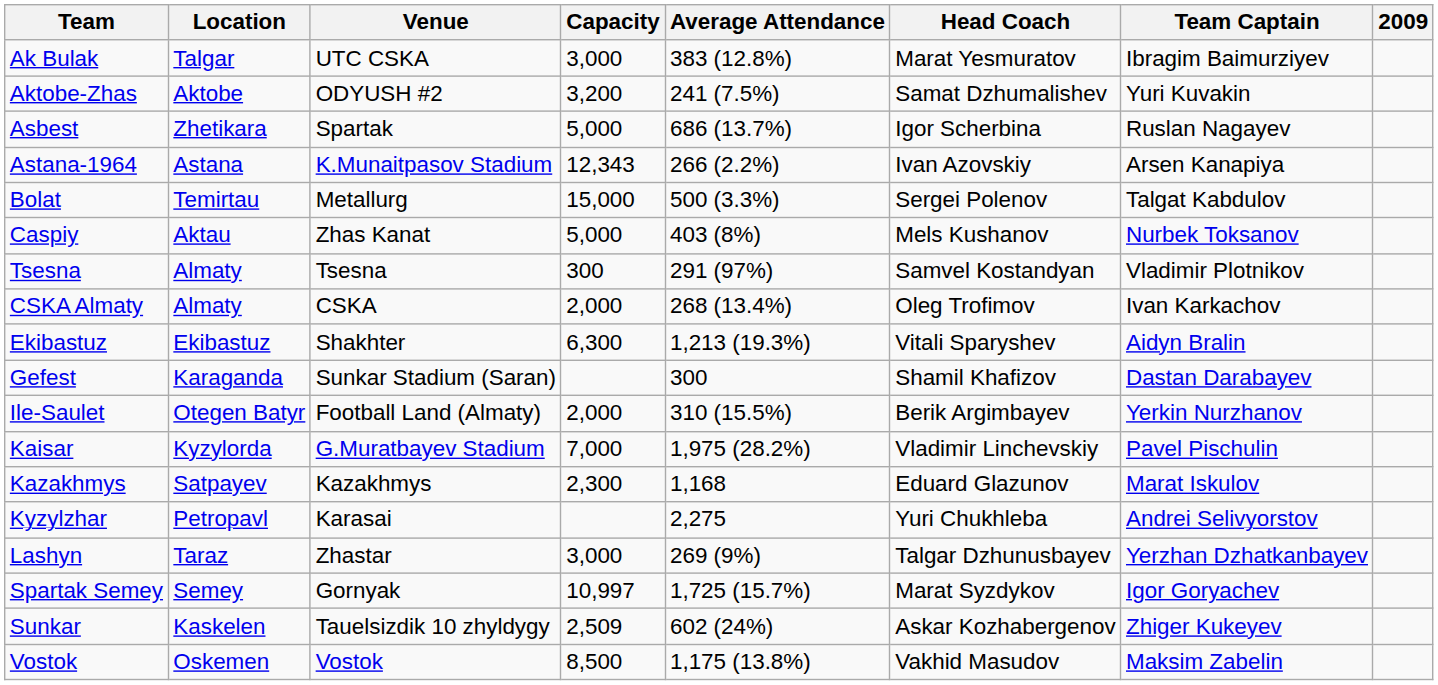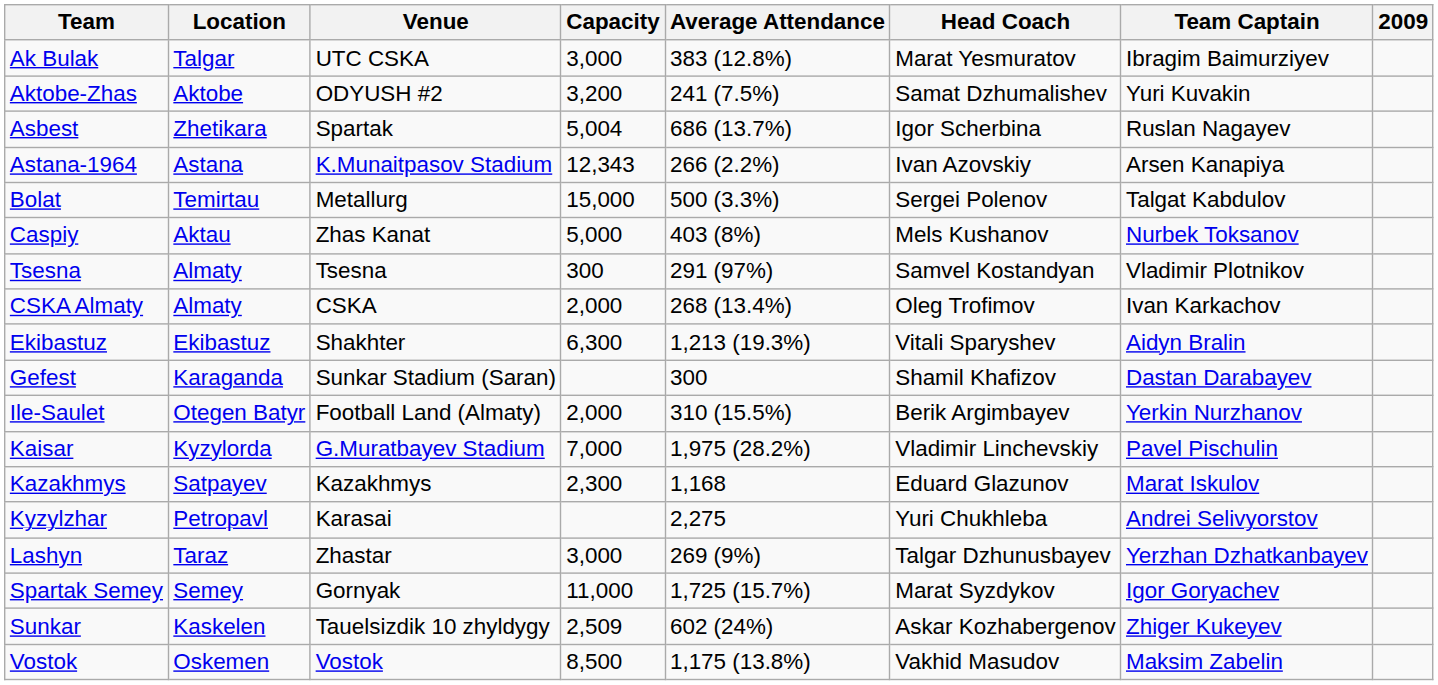(594, 128) 5,000 -> (594, 128) 5,004
(601, 590) 10,997 -> (600, 590) 11,000
